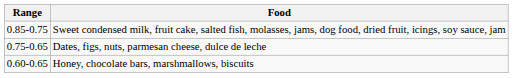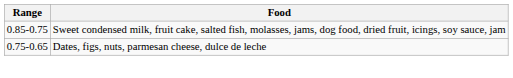- row: (153, 64)
